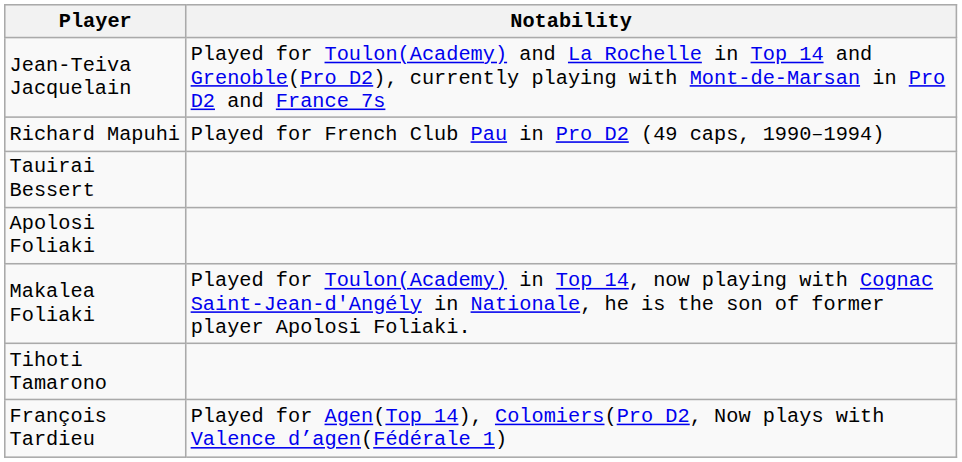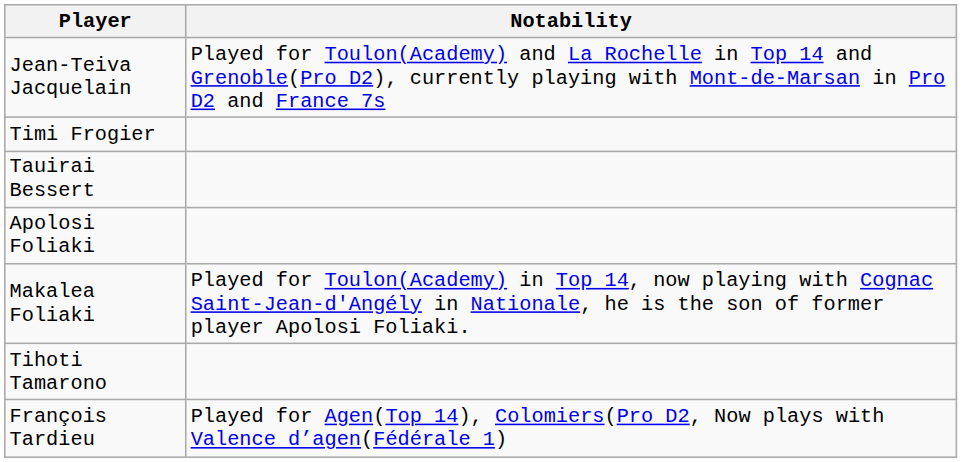+ row: (83, 134)
- row: (95, 134)
